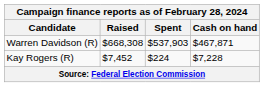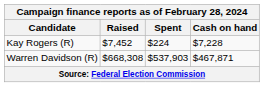rows swapped: (52, 43) <-> (40, 58)
